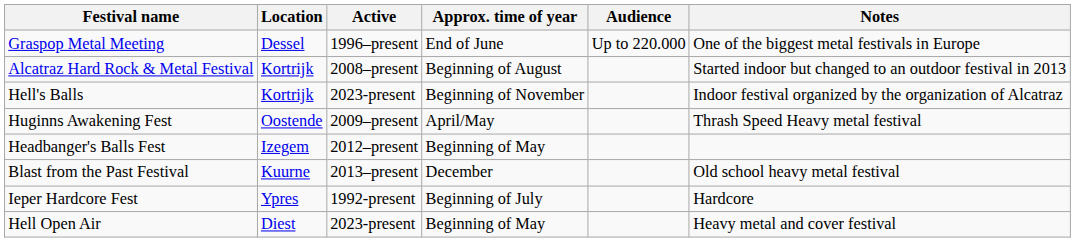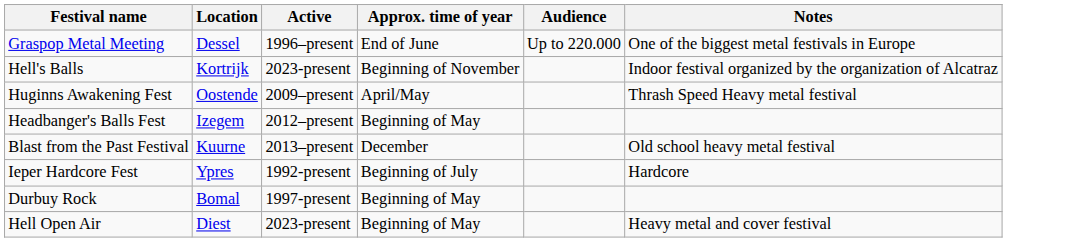- row: (131, 69)
+ row: (52, 198)
